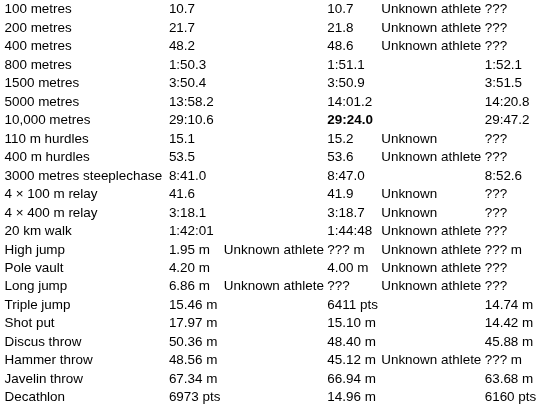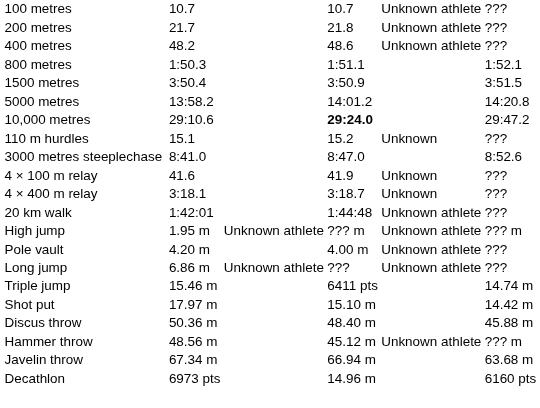- row: (47, 156)
